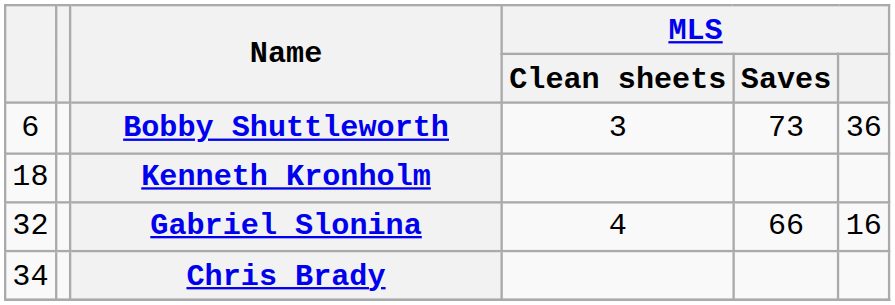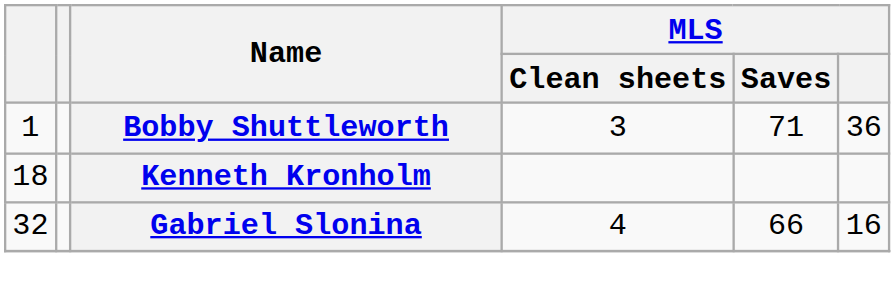(30, 128) 6 -> (30, 128) 1
(786, 128) 73 -> (786, 128) 71
- row: (286, 276)
